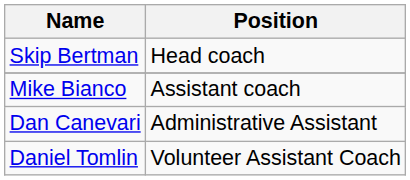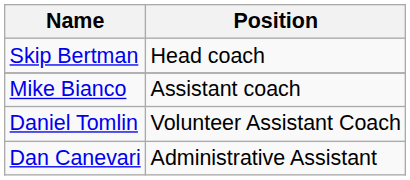rows swapped: (75, 123) <-> (74, 157)
